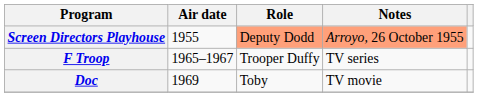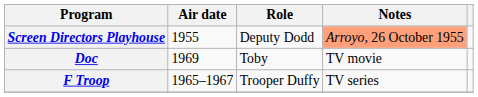(277, 37) lightsalmon background -> (277, 37) no background
rows swapped: (86, 59) <-> (86, 80)
